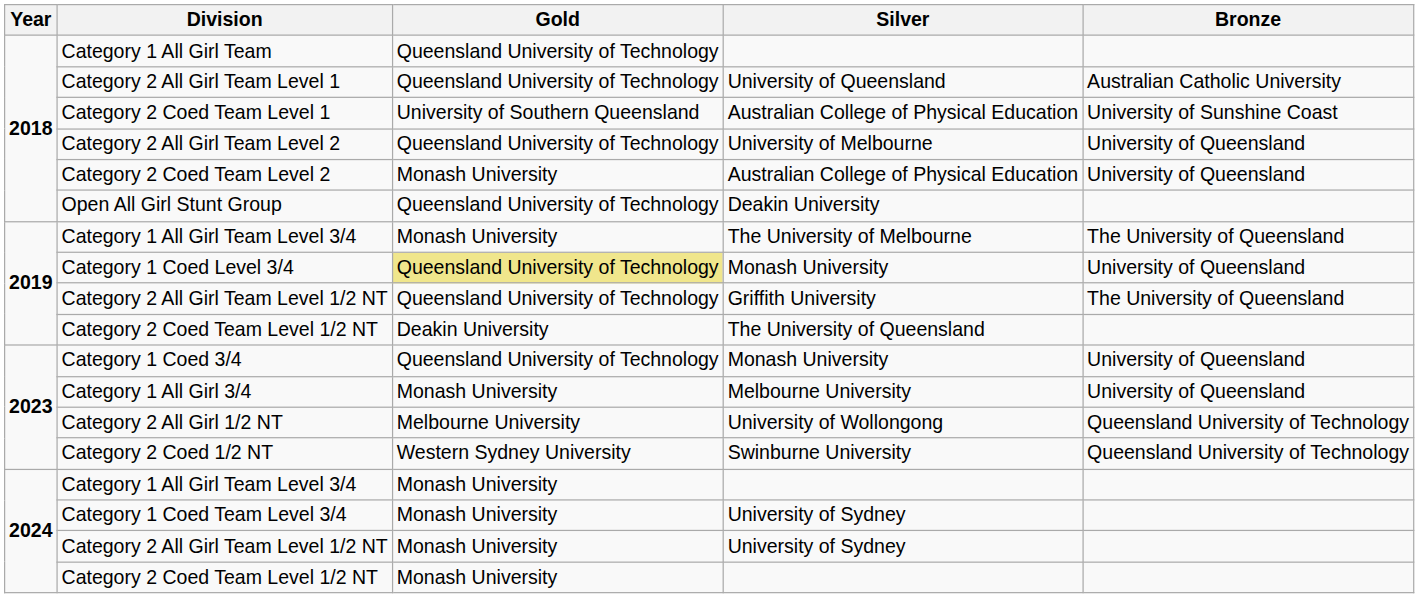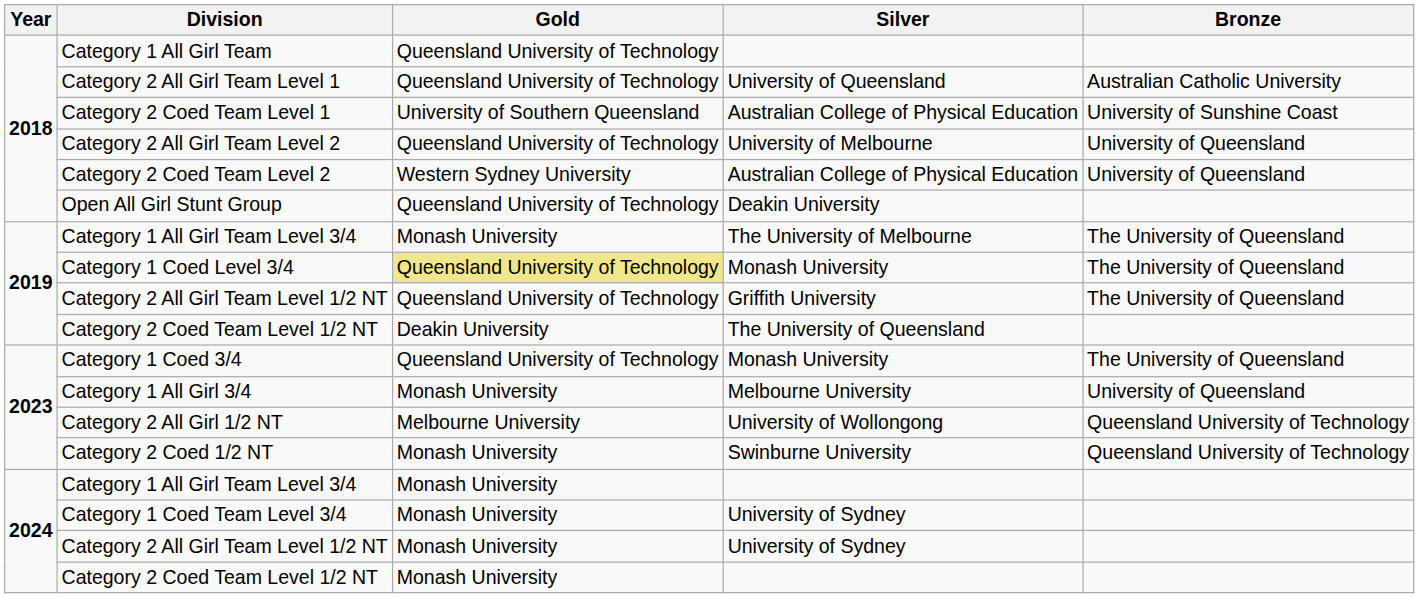(477, 174) Monash University -> (514, 174) Western Sydney University
(1196, 267) University of Queensland -> (1216, 267) The University of Queensland
(1196, 360) University of Queensland -> (1216, 360) The University of Queensland
(514, 453) Western Sydney University -> (477, 453) Monash University
